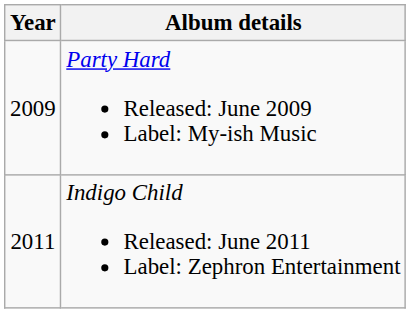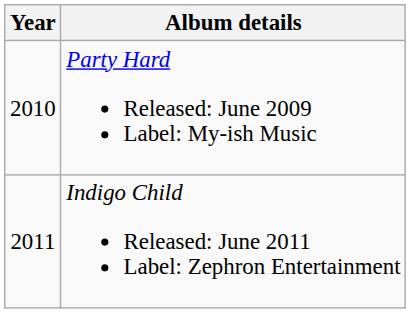(33, 107) 2009 -> (33, 107) 2010
